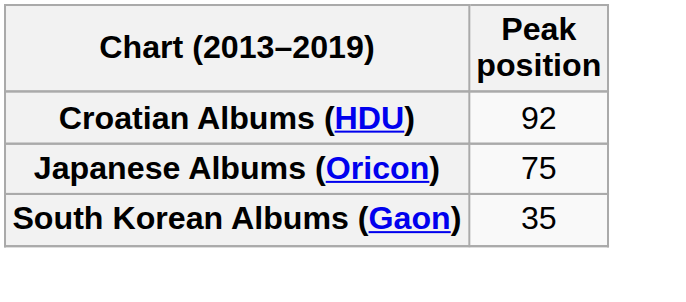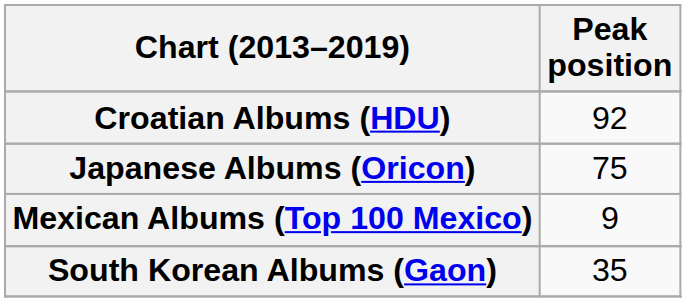+ row: (272, 219)
